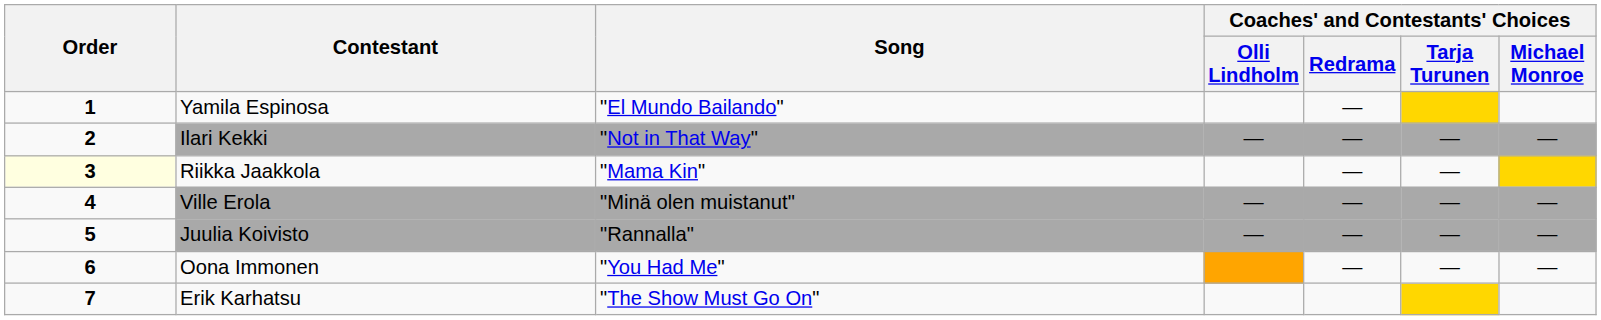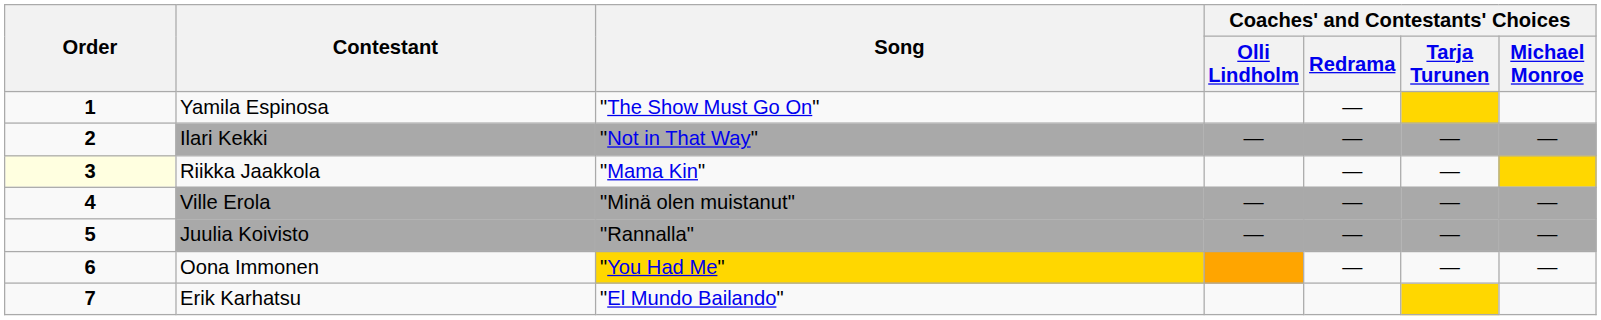(692, 107) "El Mundo Bailando" -> (710, 107) "The Show Must Go On"
(662, 266) no background -> (662, 266) gold background
(710, 298) "The Show Must Go On" -> (692, 298) "El Mundo Bailando"
